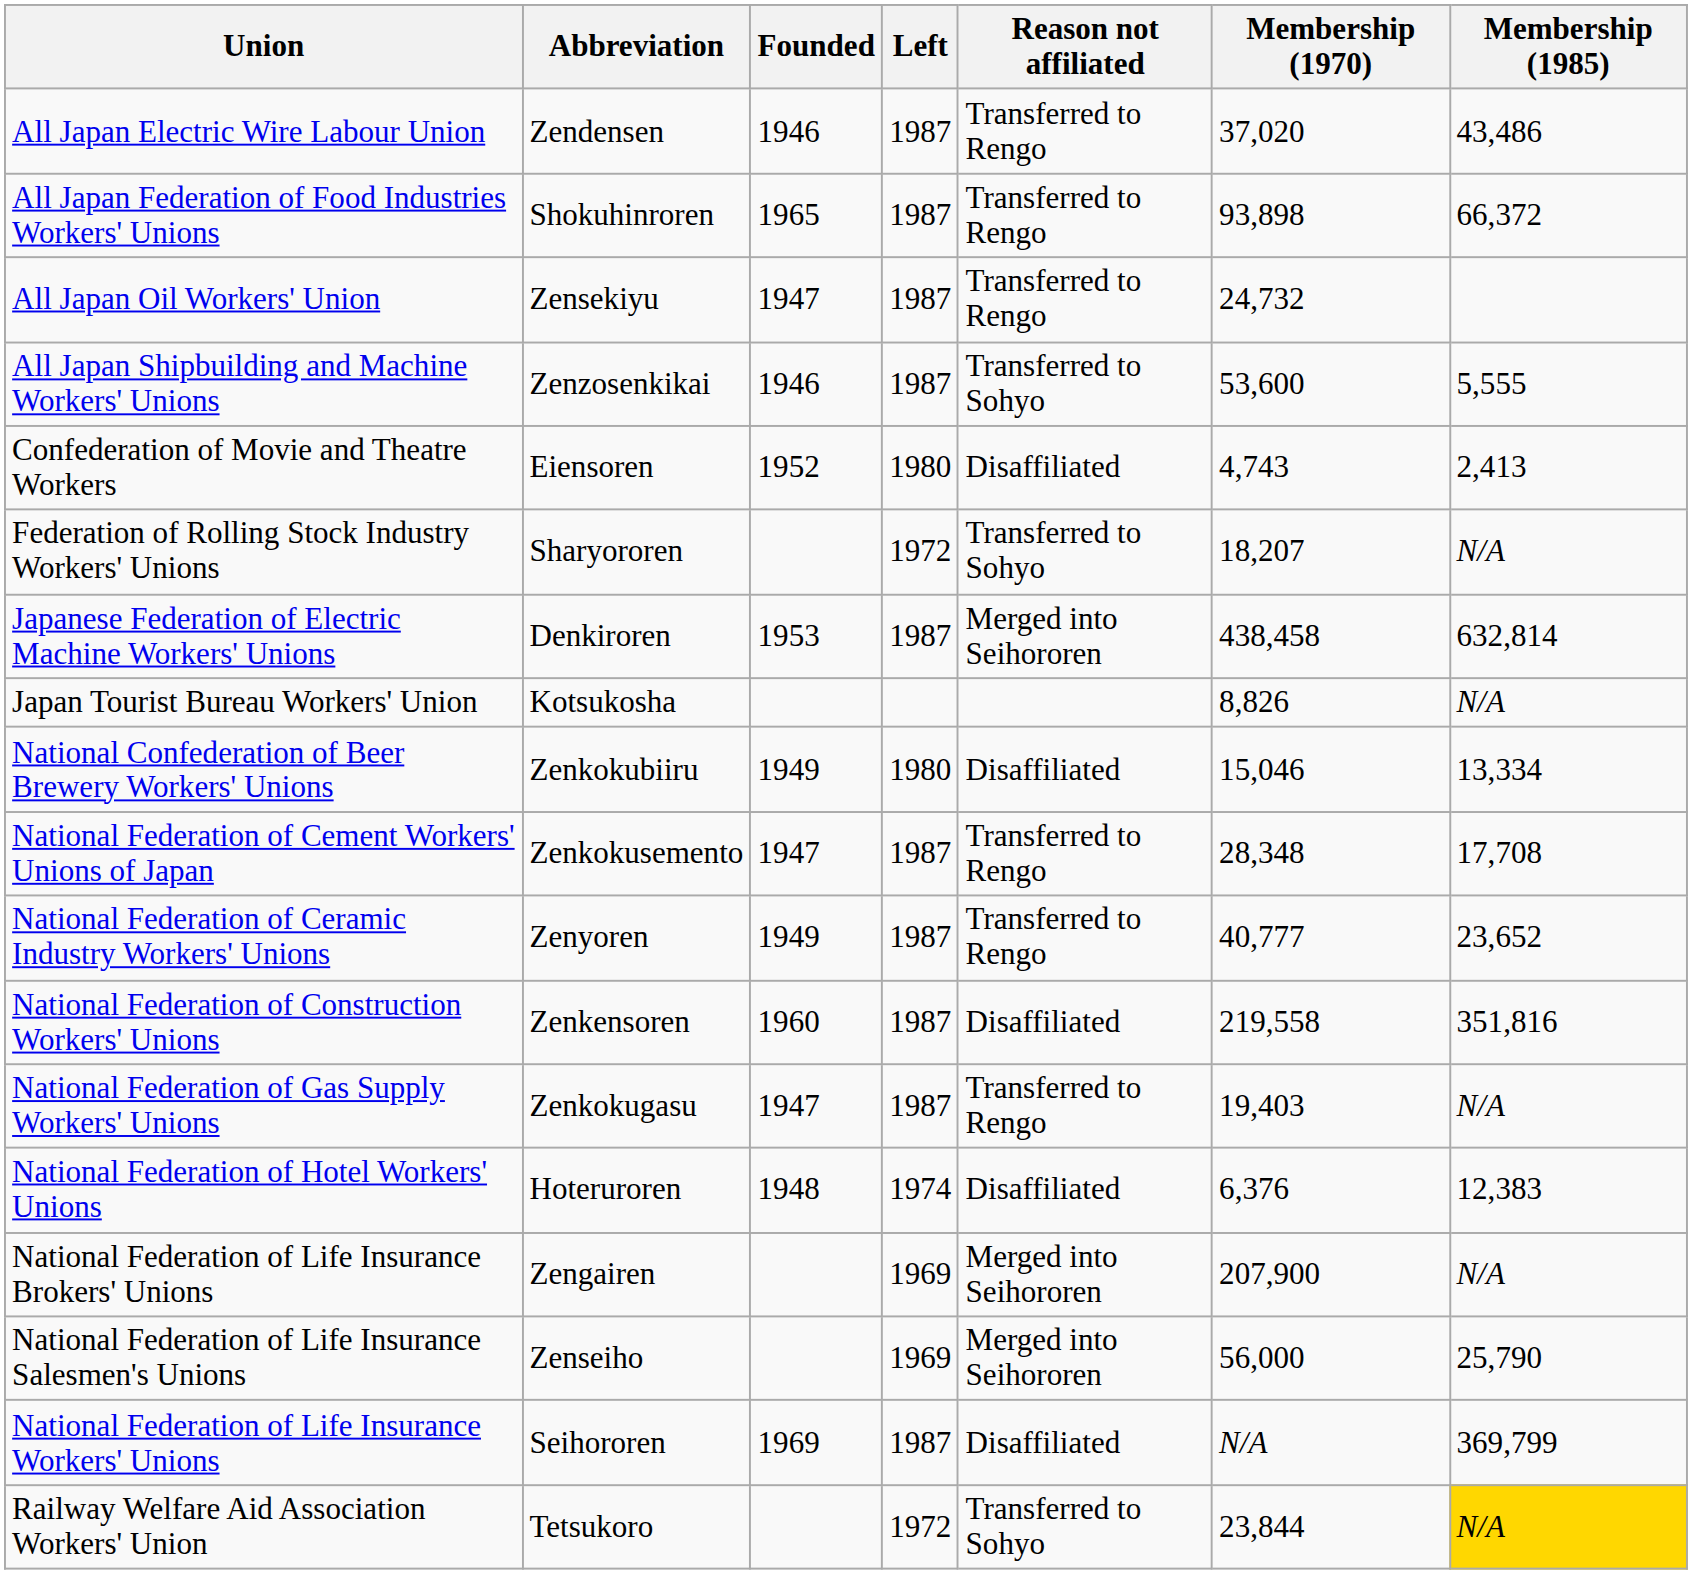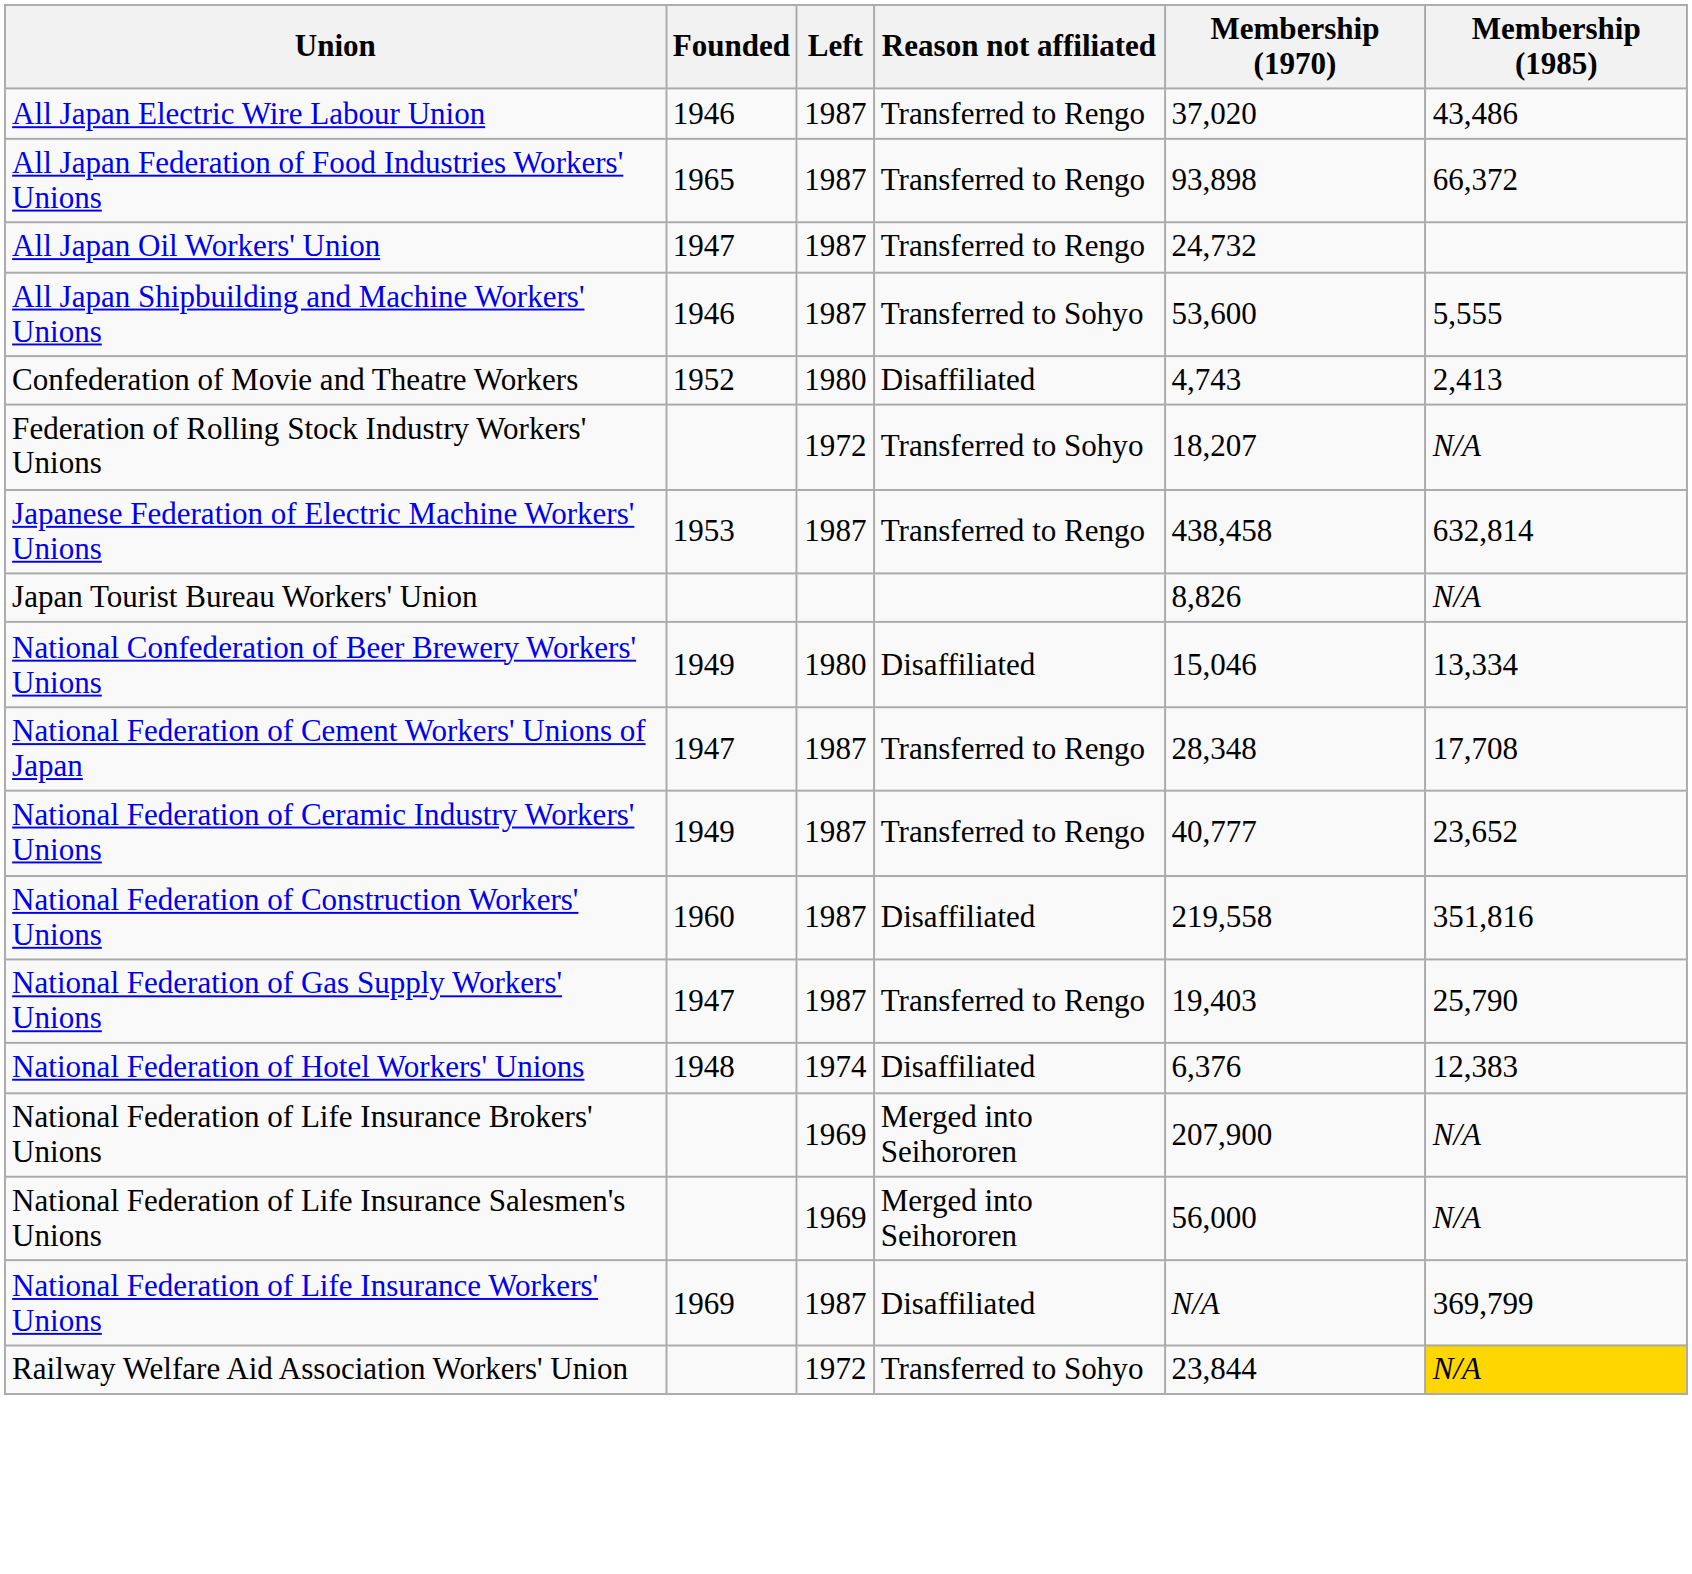- column: (636, 46)
(1042, 635) Merged into Seihororen -> (1013, 530) Transferred to Rengo
(1481, 1105) N/A -> (1475, 1000) 25,790
(1499, 1358) 25,790 -> (1457, 1218) N/A
